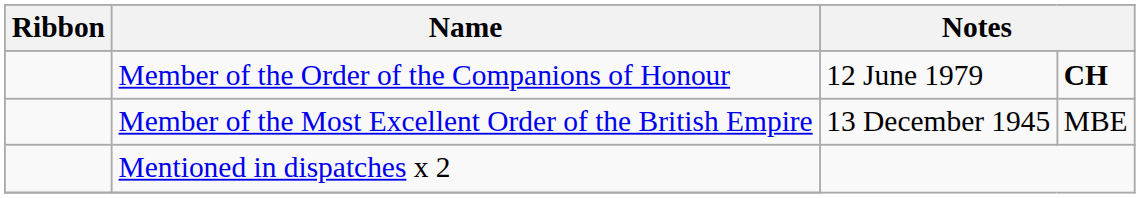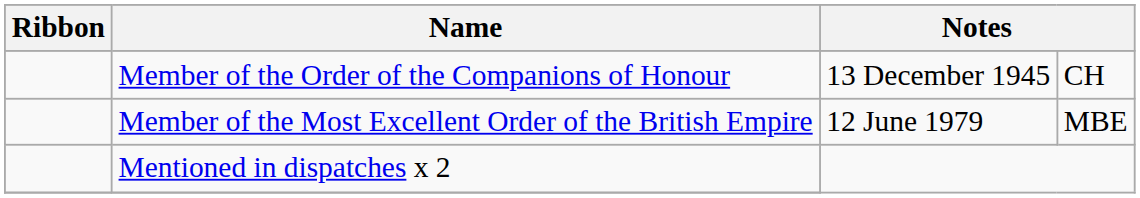(905, 74) 12 June 1979 -> (938, 74) 13 December 1945
(1086, 74) bold -> (1084, 74) normal
(938, 121) 13 December 1945 -> (905, 121) 12 June 1979
